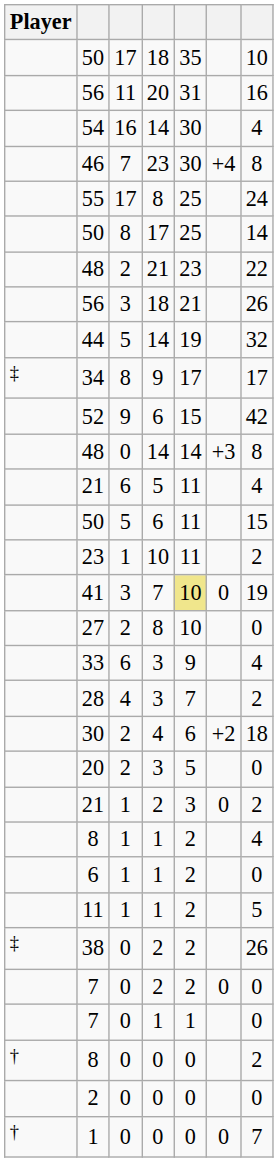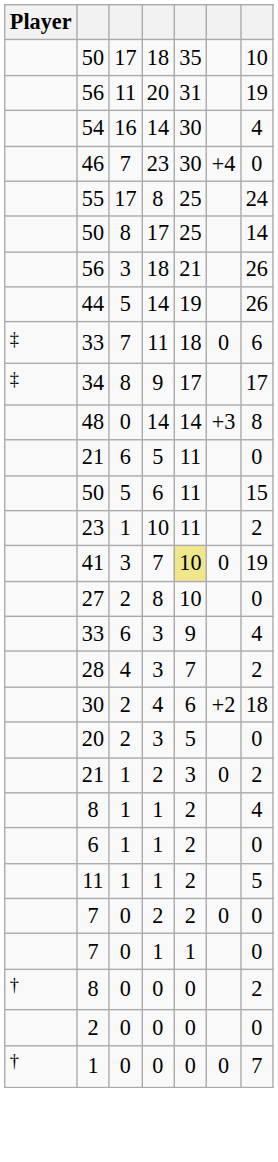(257, 92) 16 -> (257, 92) 19
(257, 163) 8 -> (257, 163) 0
- row: (93, 269)
(257, 339) 32 -> (257, 304) 26
+ row: (93, 342)
- row: (93, 416)
(257, 486) 4 -> (257, 457) 0
- row: (93, 948)
